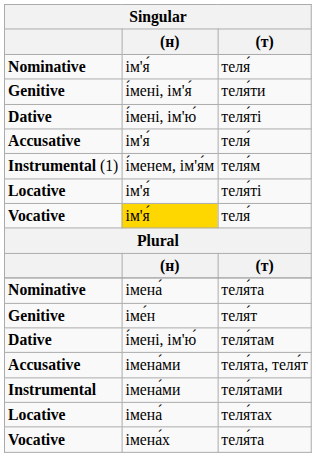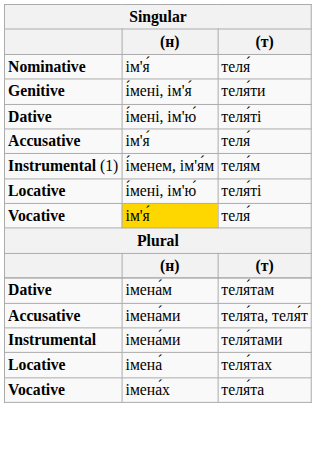(138, 191) ім'я́ -> (161, 191) і́мені, ім'ю́
- row: (47, 290)
- row: (36, 315)
(161, 340) і́мені, ім'ю́ -> (149, 290) імена́м
